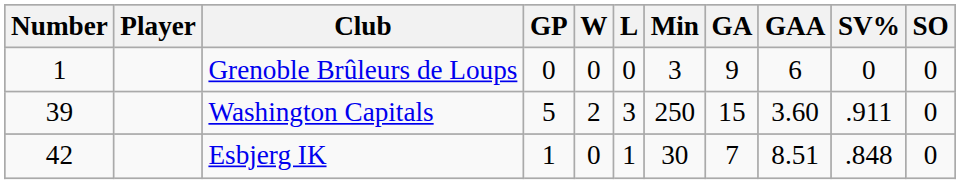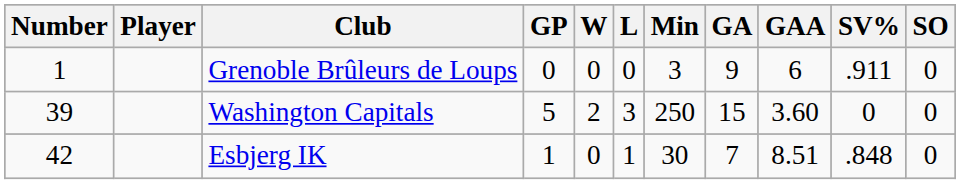(869, 69) 0 -> (869, 69) .911
(869, 112) .911 -> (869, 112) 0
